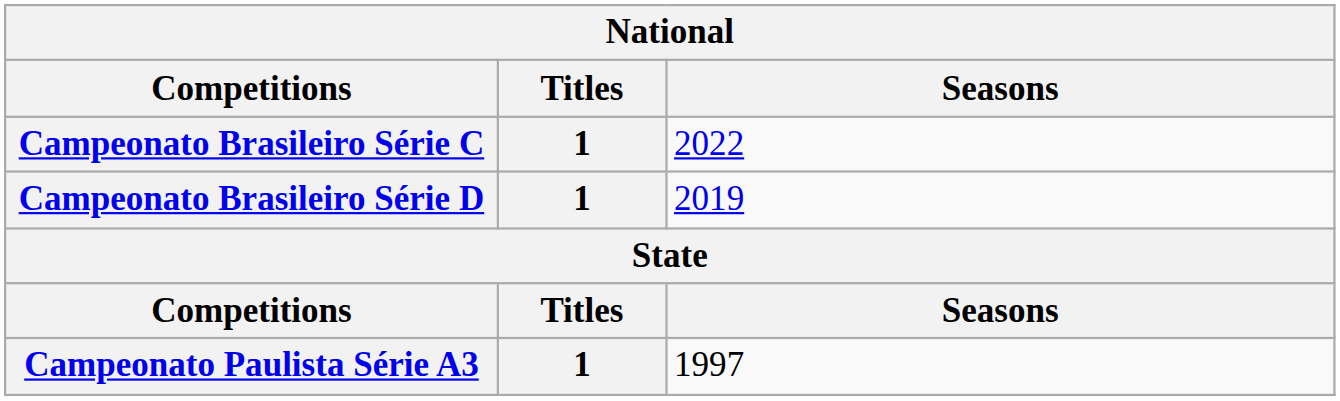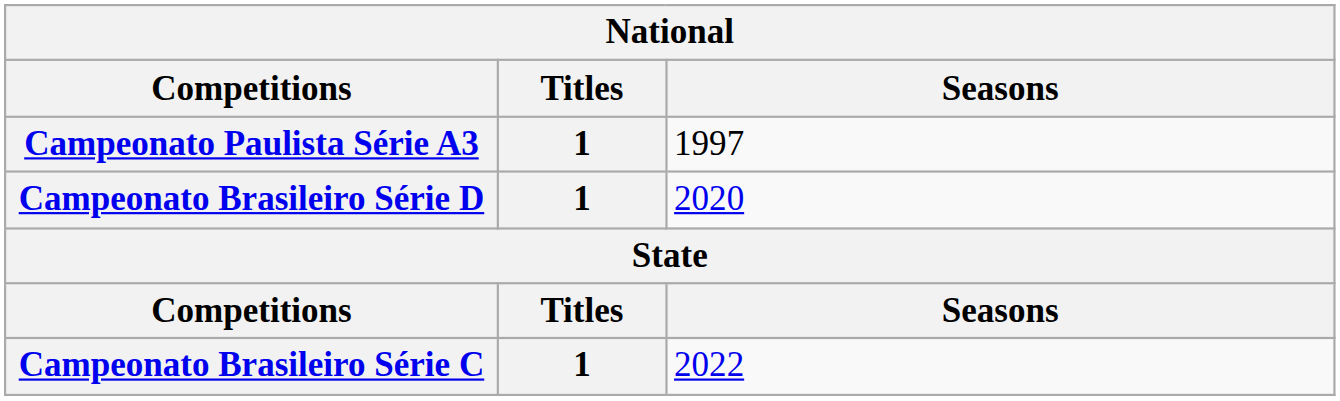rows swapped: (251, 143) <-> (251, 365)
(709, 198) 2019 -> (709, 198) 2020
